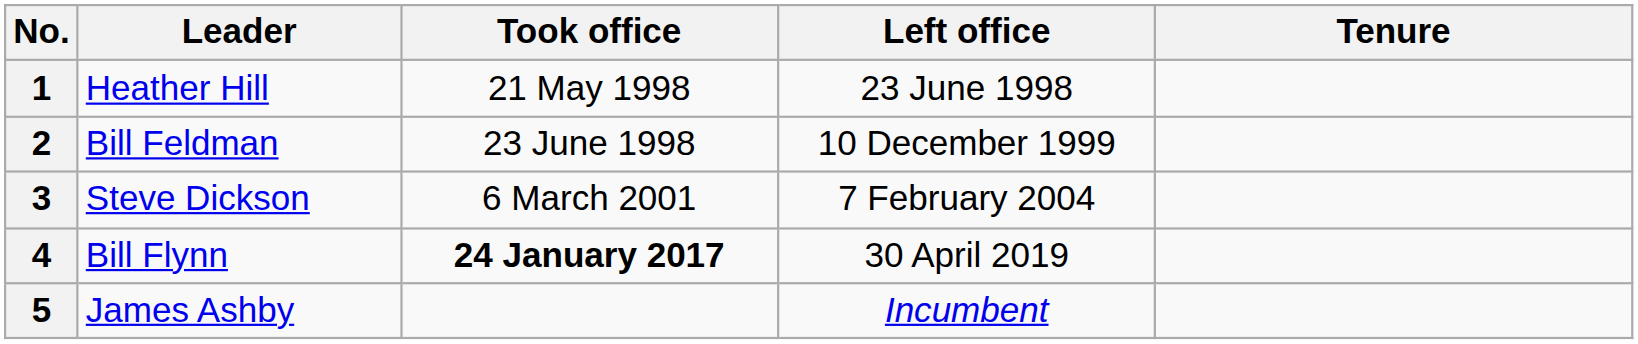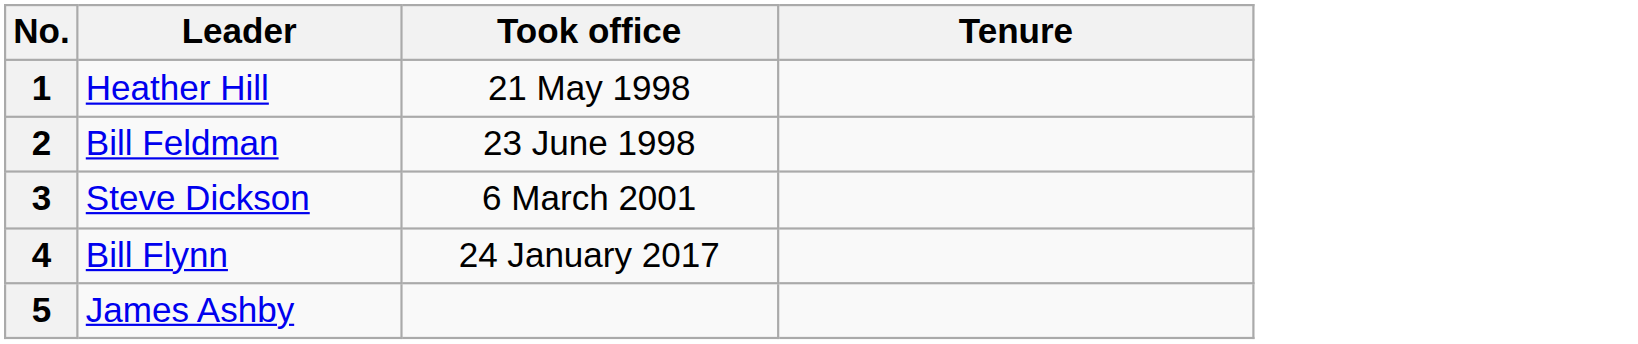- column: (967, 32)
(589, 254) bold -> (589, 254) normal
